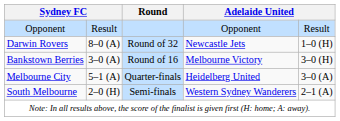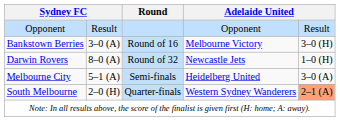rows swapped: (37, 44) <-> (45, 60)
(153, 76) Quarter-finals -> (153, 76) Semi-finals
(153, 92) Semi-finals -> (153, 92) Quarter-finals
(317, 92) no background -> (317, 92) lightsalmon background
